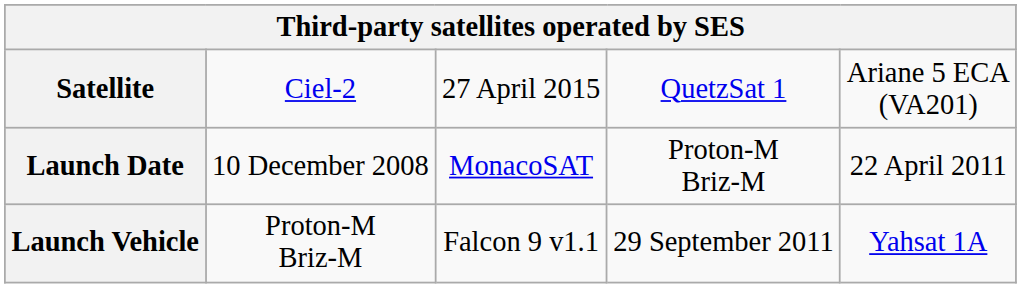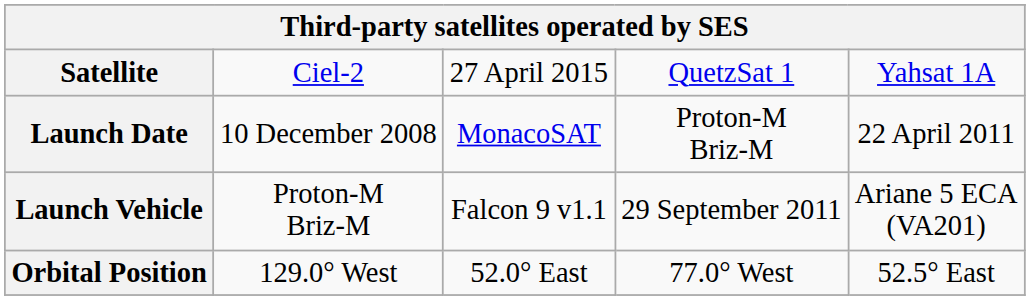(928, 88) Ariane 5 ECA (VA201) -> (936, 72) Yahsat 1A
(928, 242) Yahsat 1A -> (936, 210) Ariane 5 ECA (VA201)
+ row: (109, 271)
